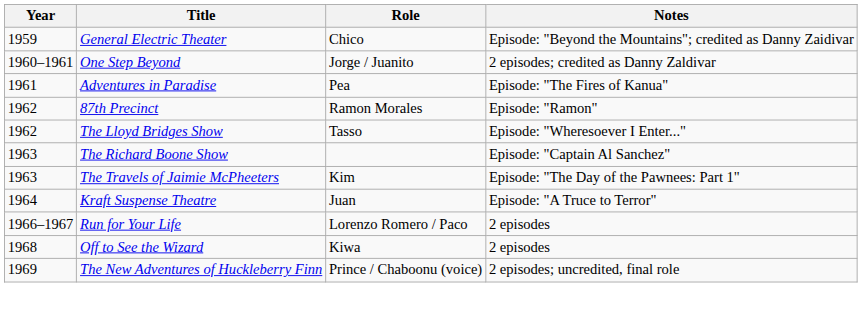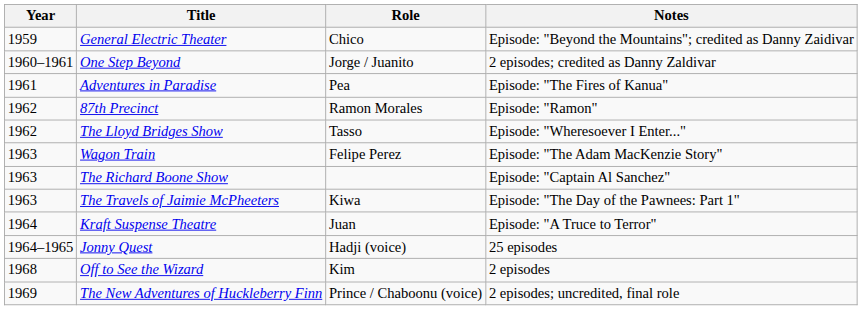+ row: (118, 154)
(342, 177) Kim -> (345, 200) Kiwa
+ row: (116, 246)
- row: (131, 223)
(345, 246) Kiwa -> (342, 270) Kim
